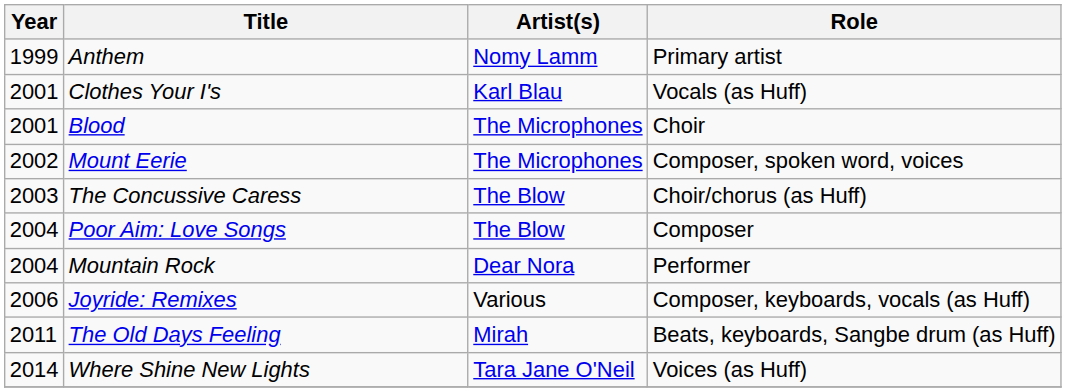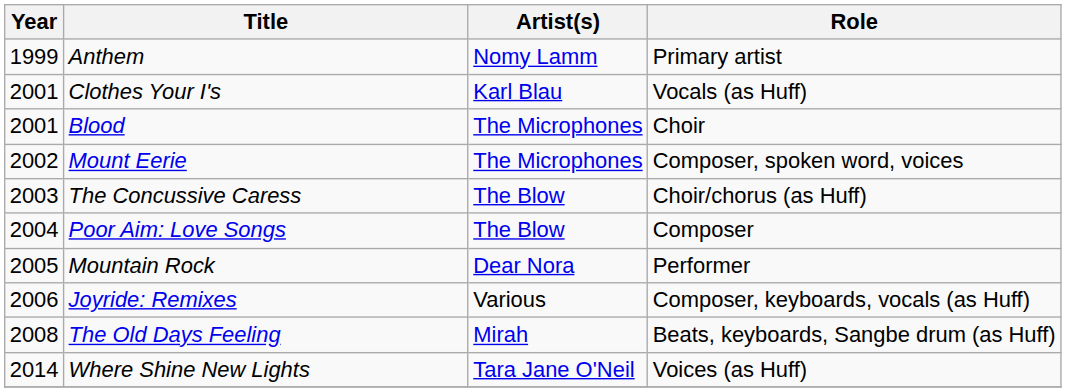(34, 265) 2004 -> (34, 265) 2005
(33, 334) 2011 -> (34, 334) 2008
